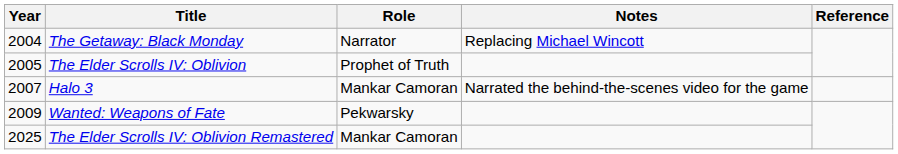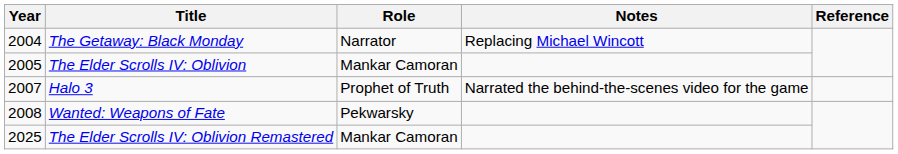(395, 64) Prophet of Truth -> (399, 64) Mankar Camoran
(399, 88) Mankar Camoran -> (395, 88) Prophet of Truth
(25, 112) 2009 -> (25, 112) 2008
